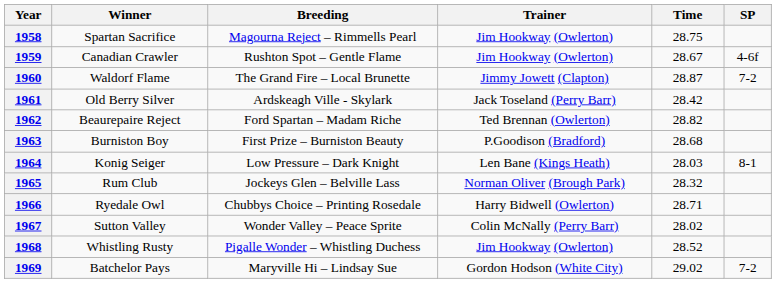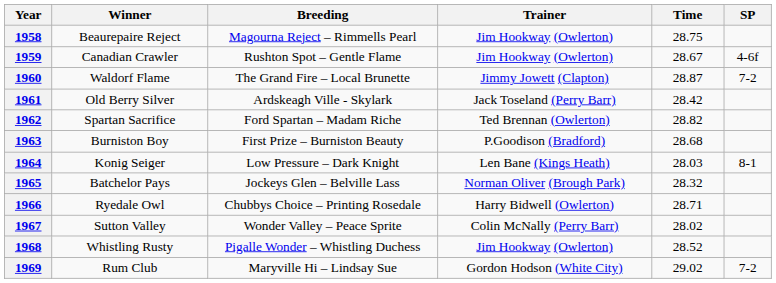(130, 36) Spartan Sacrifice -> (130, 36) Beaurepaire Reject
(130, 120) Beaurepaire Reject -> (130, 120) Spartan Sacrifice
(130, 183) Rum Club -> (130, 183) Batchelor Pays
(130, 267) Batchelor Pays -> (130, 267) Rum Club
